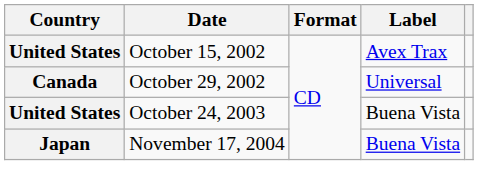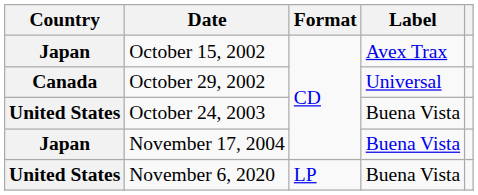(65, 50) United States -> (65, 50) Japan
+ row: (202, 174)
